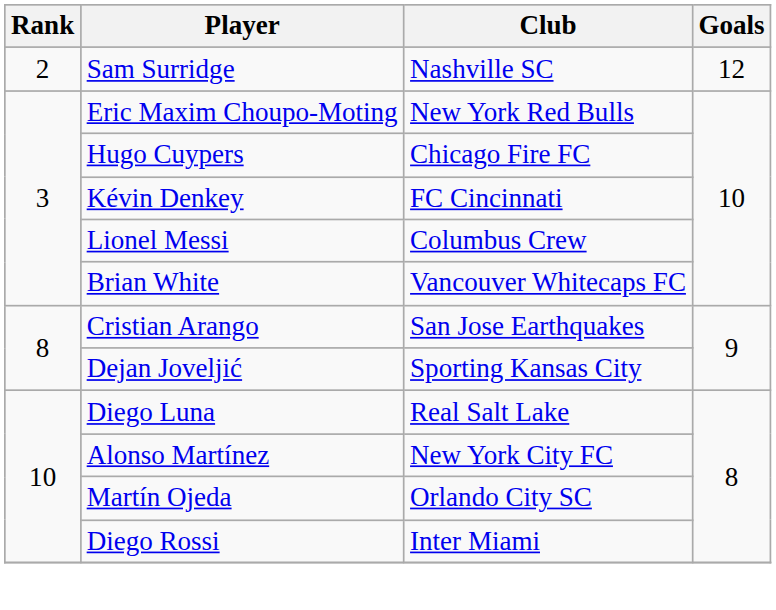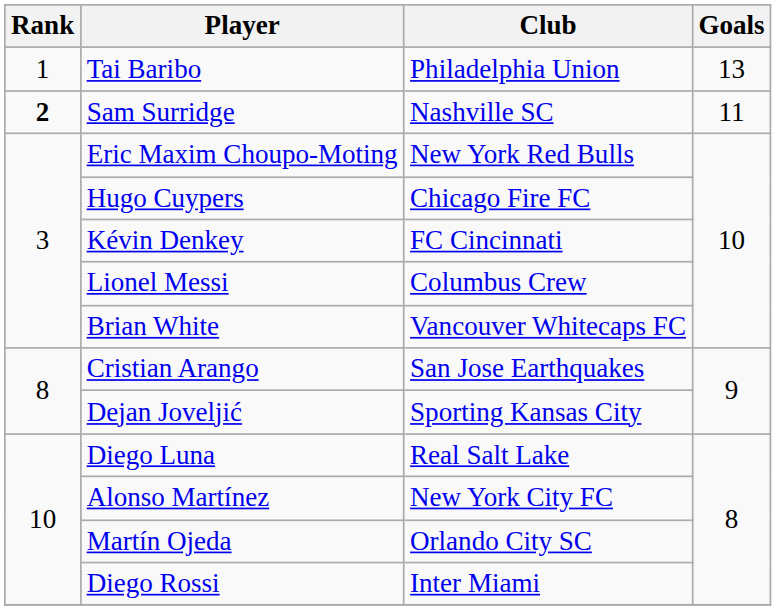+ row: (144, 68)
(43, 68) normal -> (43, 111) bold
(731, 68) 12 -> (731, 111) 11
